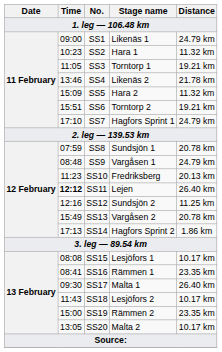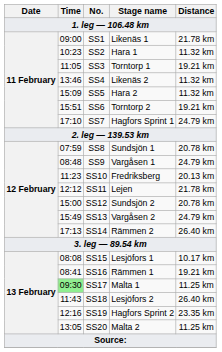(197, 38) 24.79 km -> (196, 38) 21.78 km
(197, 79) 21.78 km -> (196, 79) 11.32 km
(71, 189) bold -> (71, 189) normal
(197, 189) 26.40 km -> (196, 189) 21.78 km
(71, 203) 12:16 -> (71, 203) 15:00
(197, 203) 11.25 km -> (196, 203) 20.78 km
(197, 217) 20.78 km -> (196, 217) 24.79 km
(143, 230) Hagfors Sprint 2 -> (132, 230) Rämmen 2
(197, 230) 1.86 km -> (196, 230) 26.40 km
(197, 271) 23.35 km -> (196, 271) 19.21 km
(71, 285) no background -> (71, 285) lightgreen background
(197, 285) 26.40 km -> (196, 285) 11.25 km
(197, 299) 10.17 km -> (196, 299) 26.40 km
(71, 313) 15:00 -> (71, 313) 12:16
(133, 313) Rämmen 2 -> (143, 313) Hagfors Sprint 2
(197, 326) 10.17 km -> (196, 326) 11.25 km
